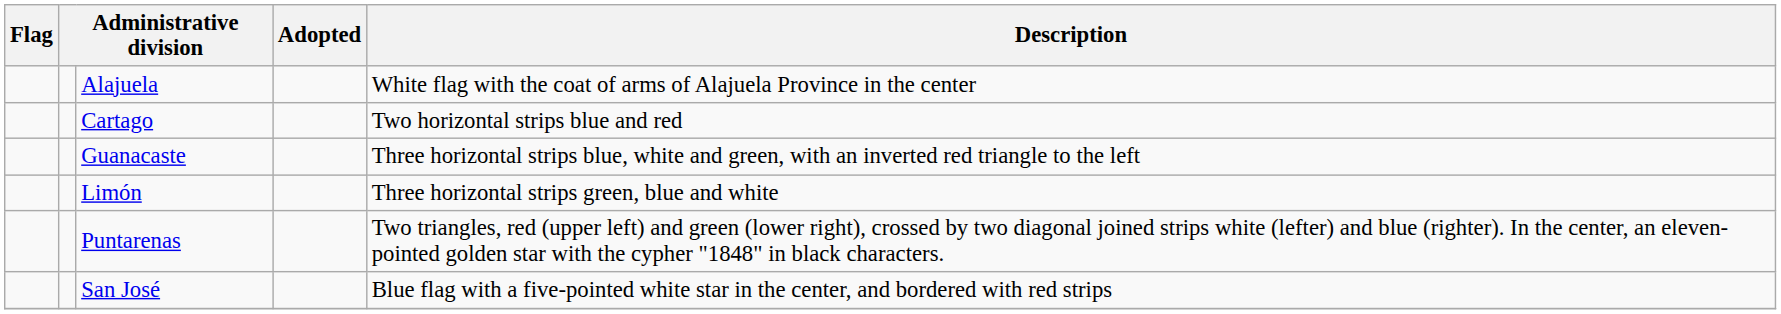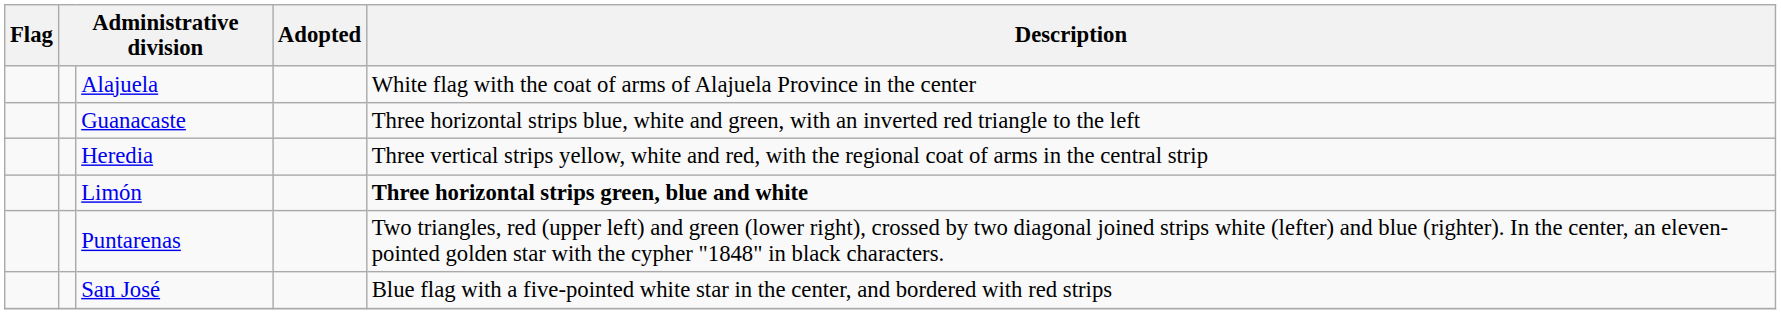- row: (117, 120)
+ row: (117, 156)
(575, 192) normal -> (590, 192) bold
